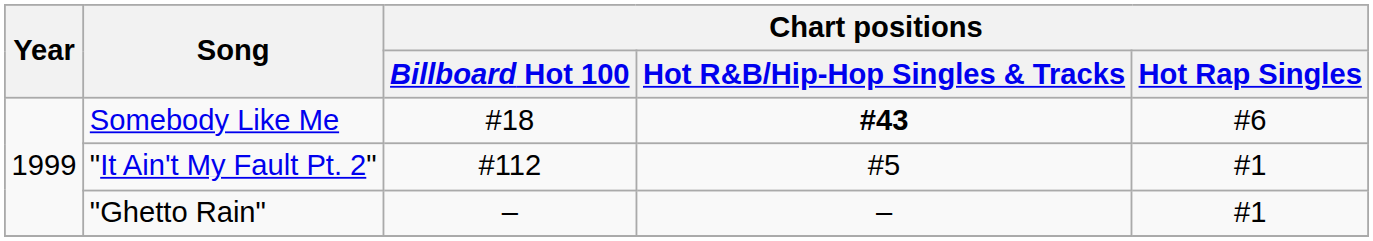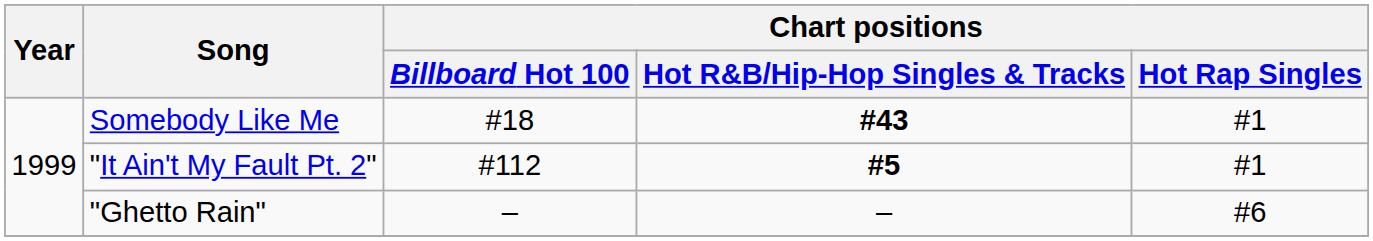(1250, 119) #6 -> (1250, 119) #1
(884, 166) normal -> (884, 166) bold
(1250, 212) #1 -> (1250, 212) #6
